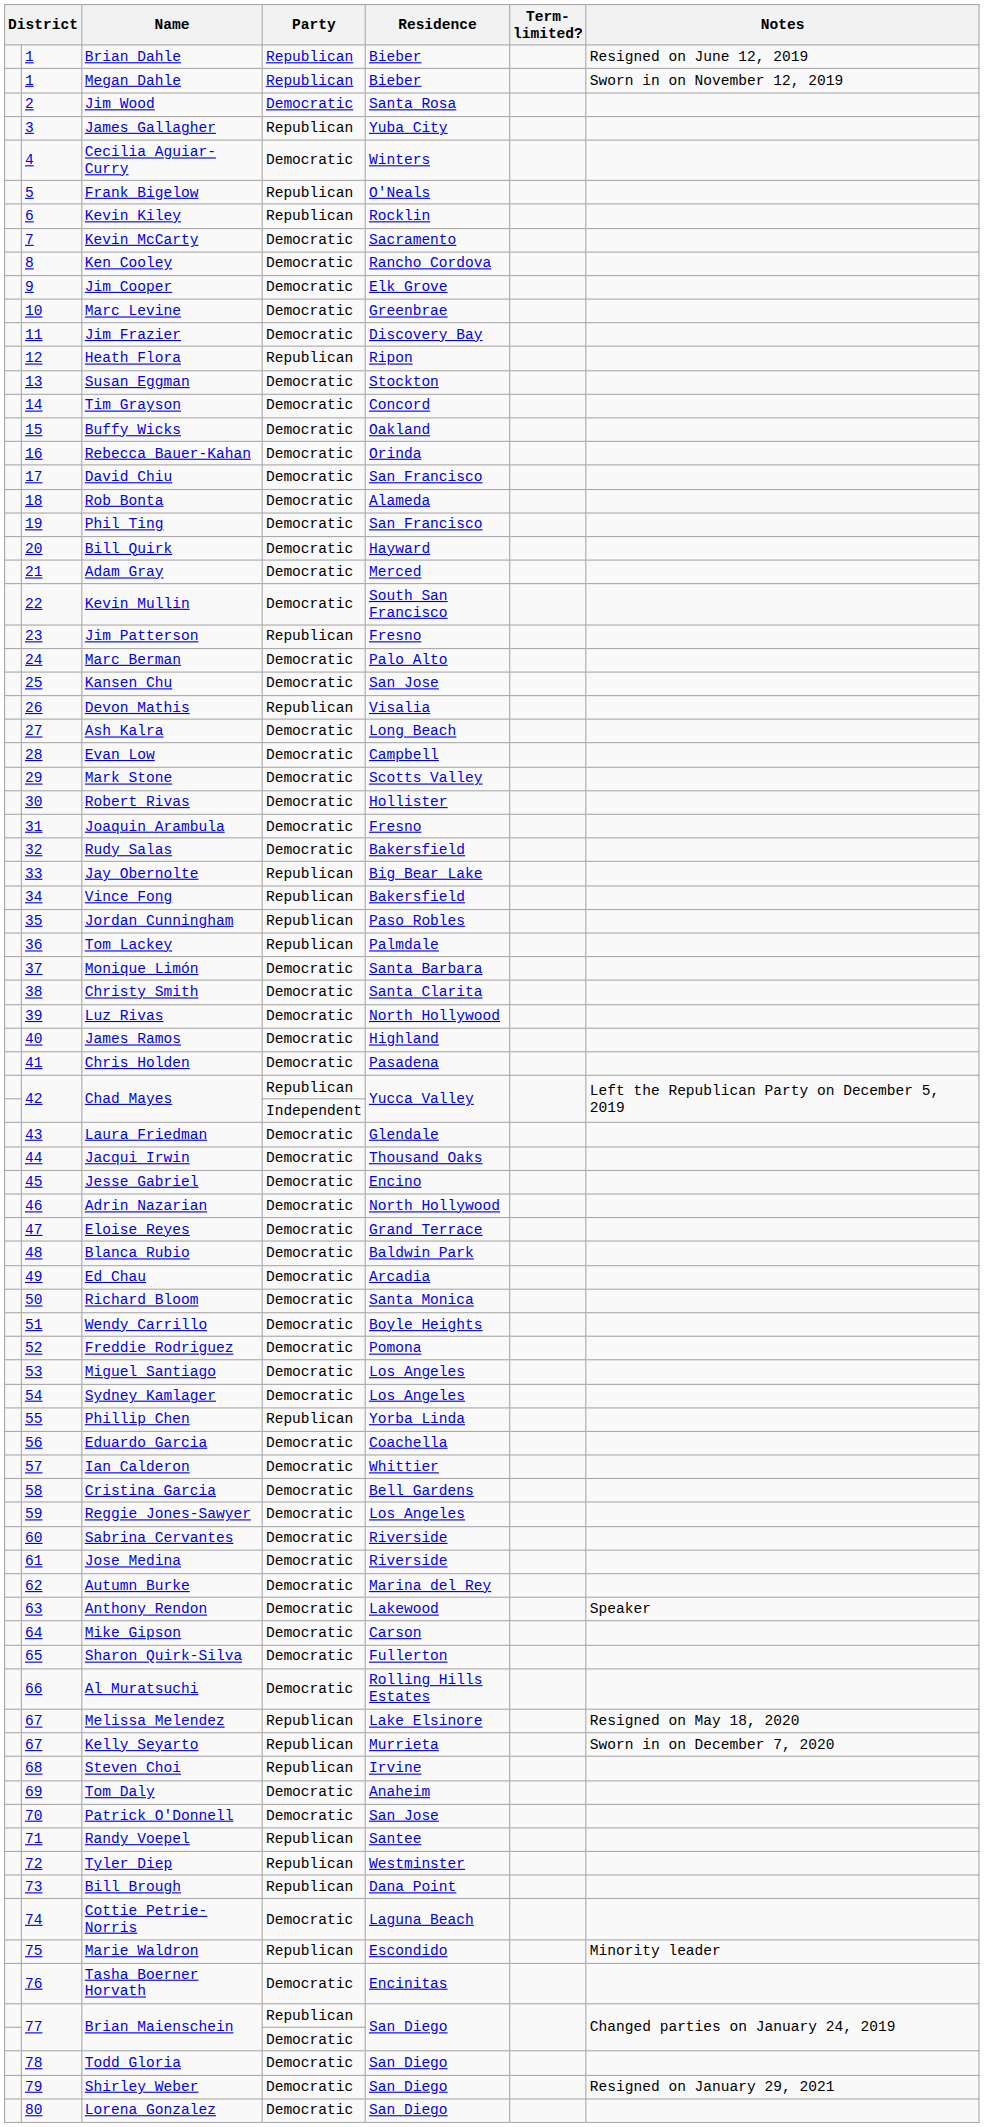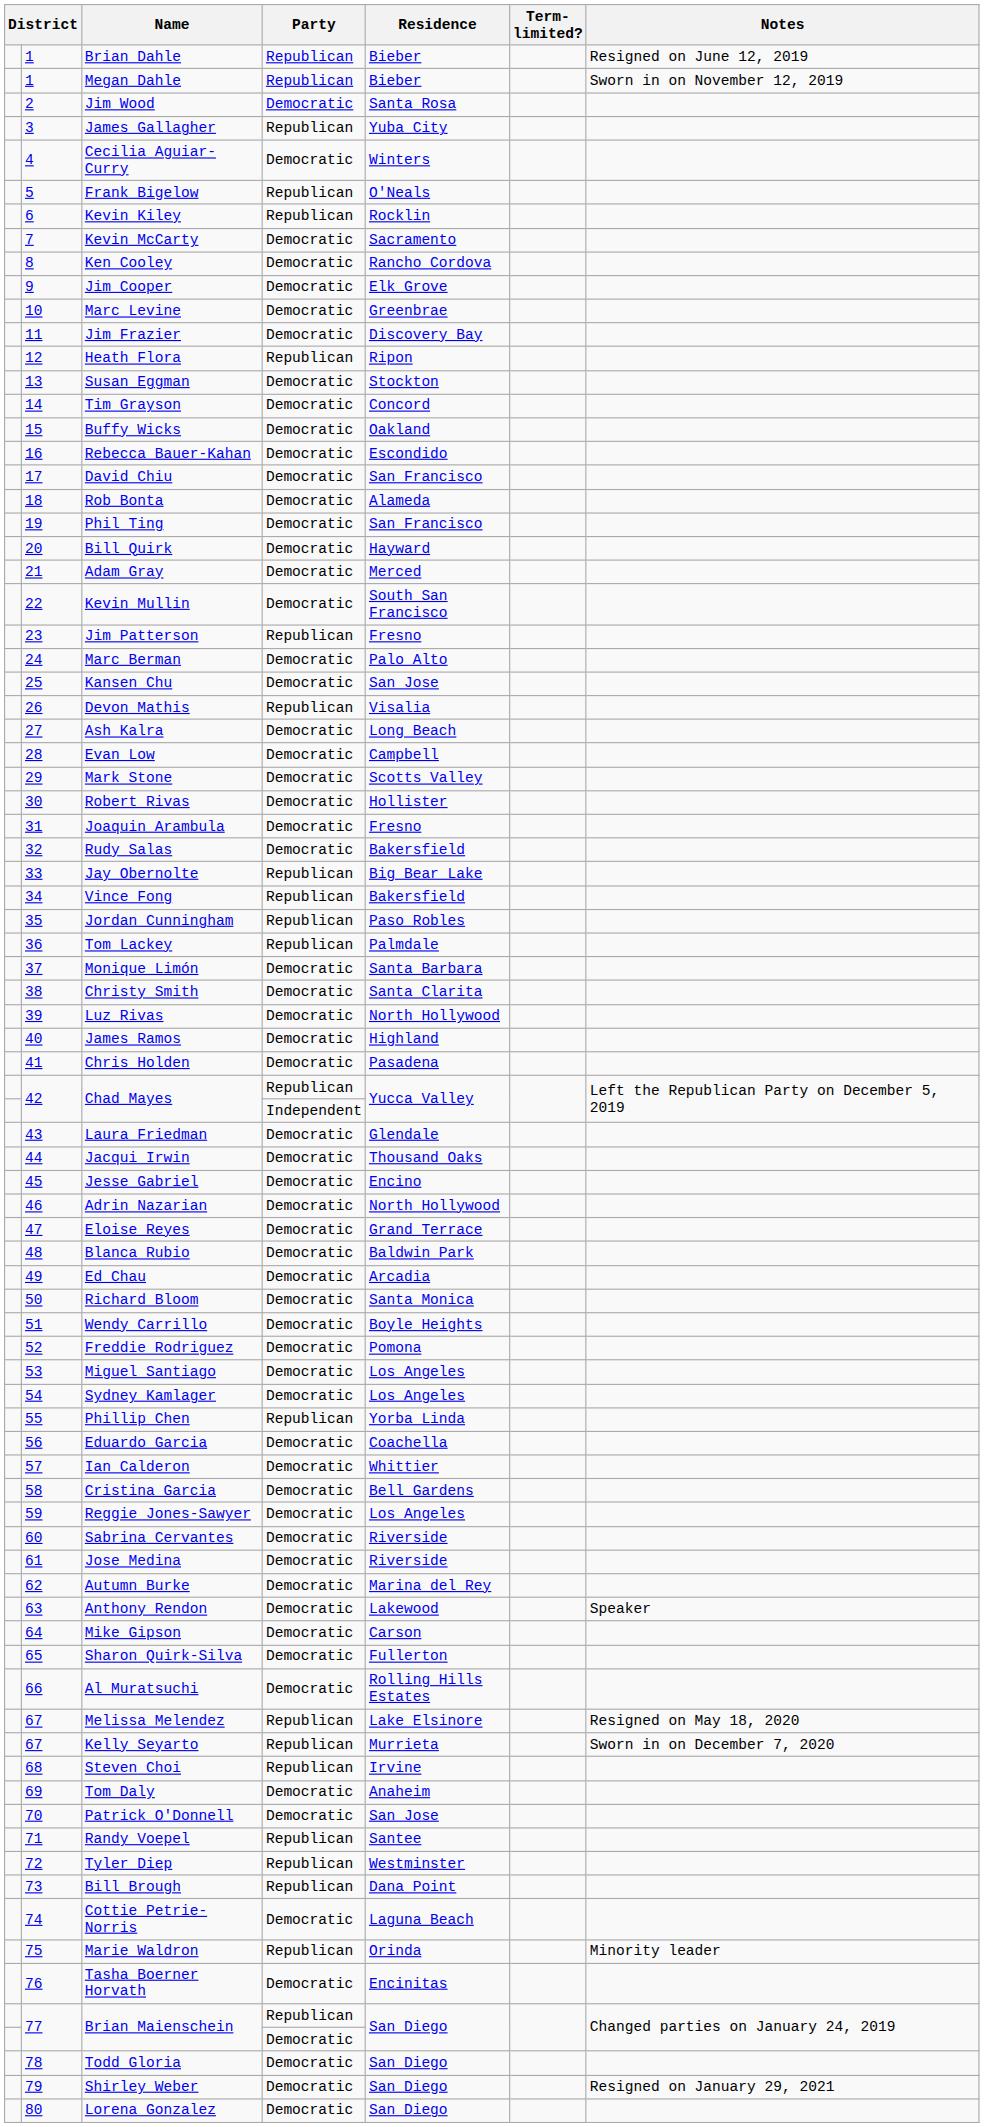(395, 453) Orinda -> (408, 453) Escondido
(408, 1951) Escondido -> (395, 1951) Orinda
